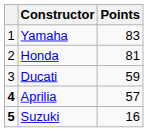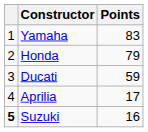(133, 56) 81 -> (133, 56) 79
(11, 97) bold -> (11, 97) normal
(133, 97) 57 -> (133, 97) 17
